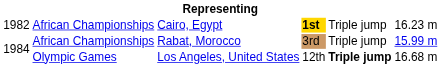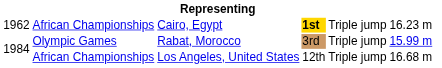(16, 25) 1982 -> (16, 25) 1962
(93, 41) African Championships -> (75, 41) Olympic Games
(75, 57) Olympic Games -> (93, 57) African Championships
(360, 57) bold -> (357, 57) normal
